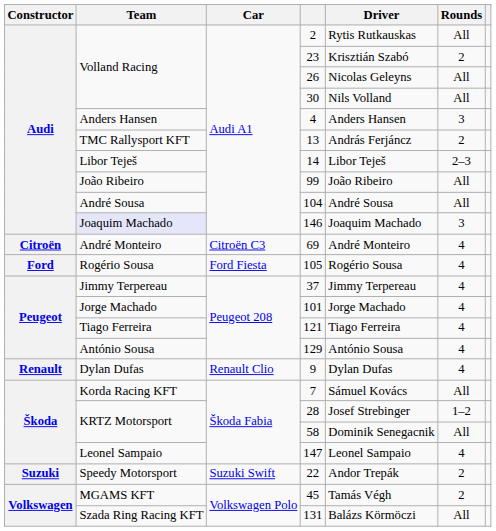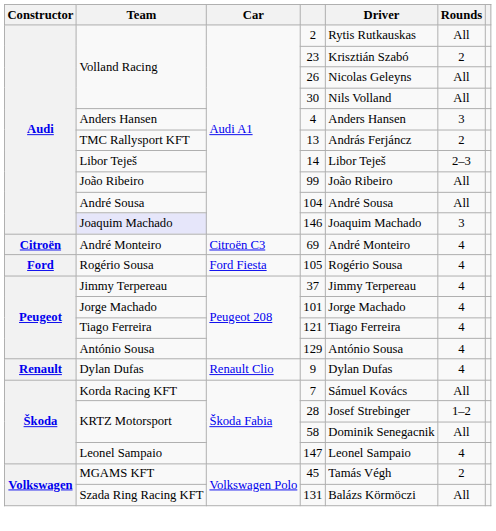- row: (313, 473)
